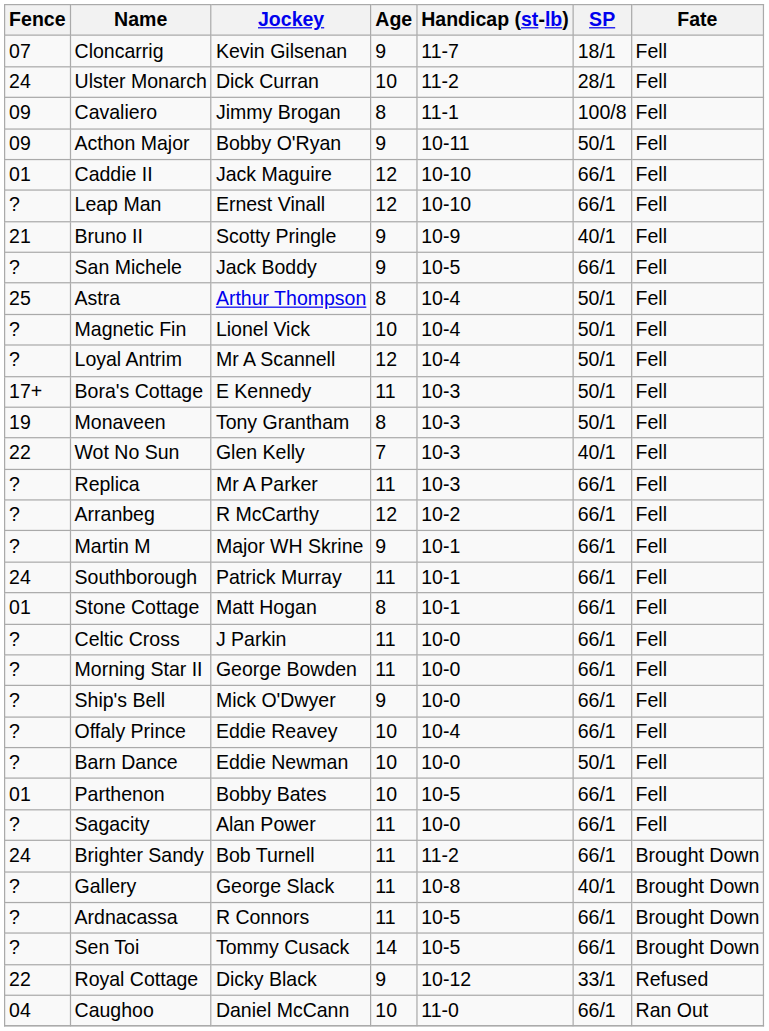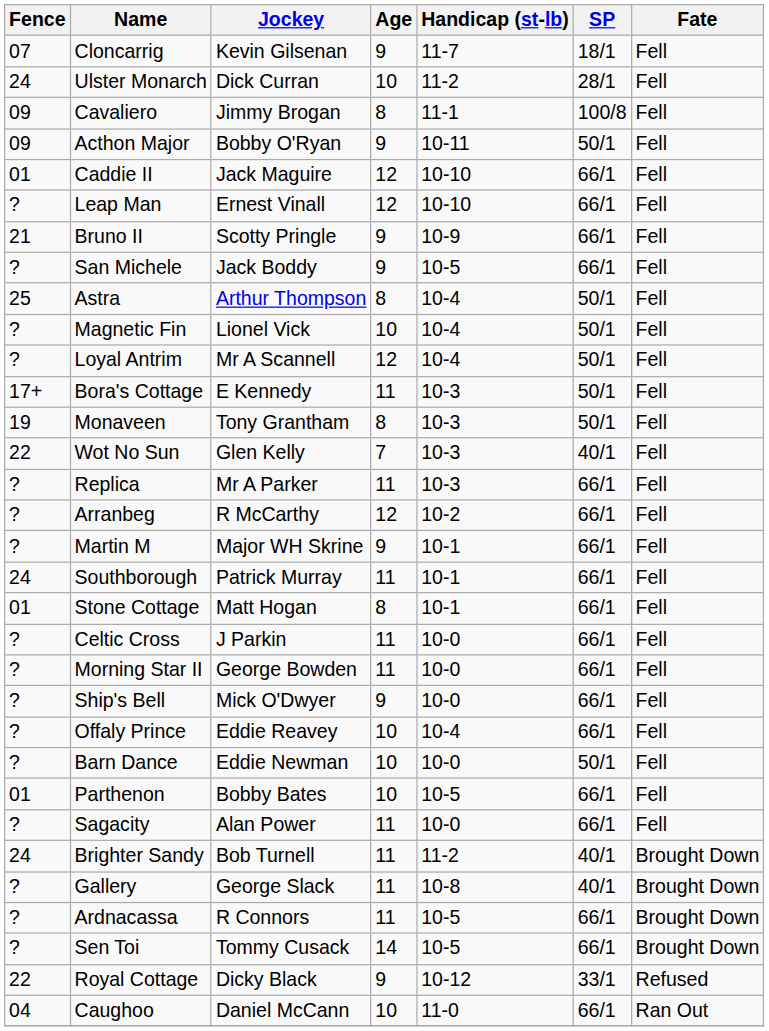(597, 236) 40/1 -> (597, 236) 66/1
(597, 855) 66/1 -> (597, 855) 40/1
